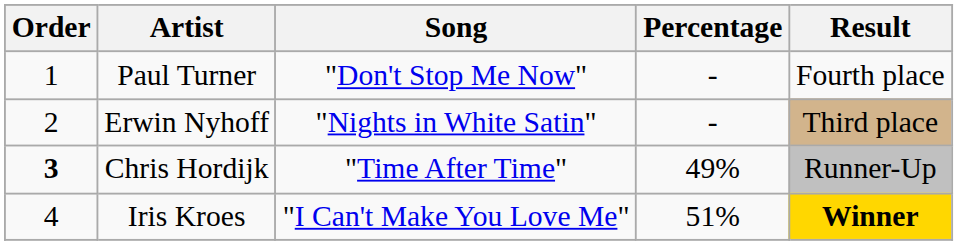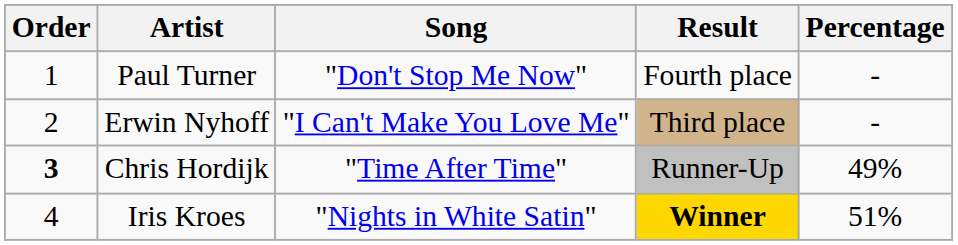columns swapped: (713, 27) <-> (870, 27)
(456, 121) "Nights in White Satin" -> (456, 121) "I Can't Make You Love Me"
(456, 215) "I Can't Make You Love Me" -> (456, 215) "Nights in White Satin"
